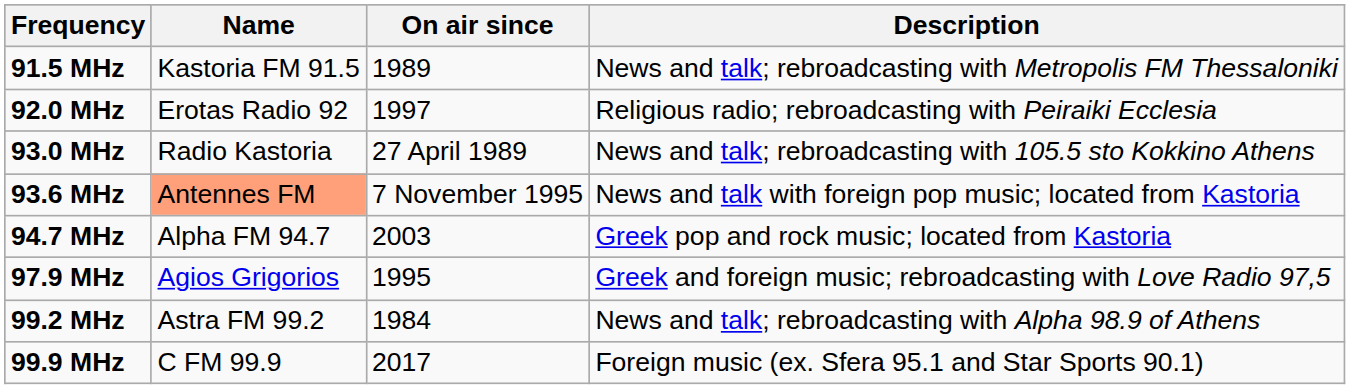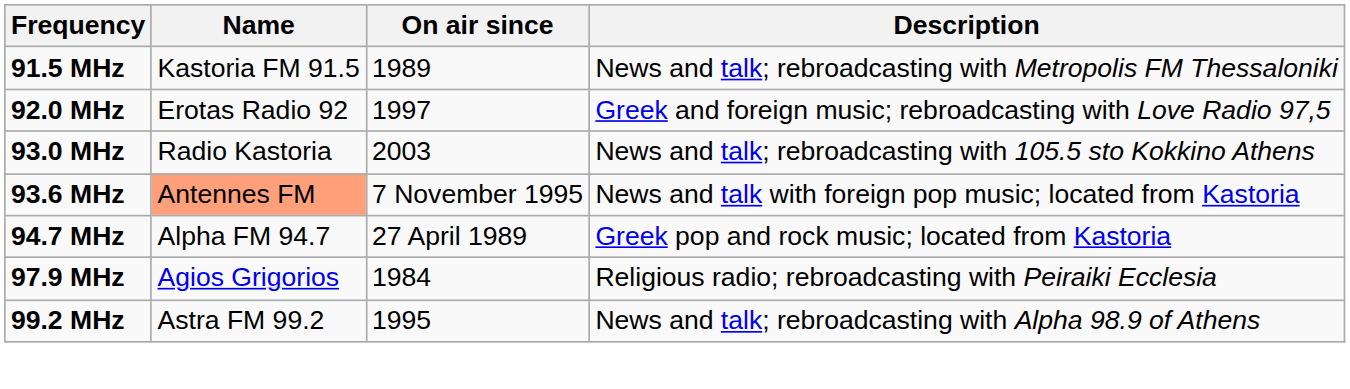(906, 109) Religious radio; rebroadcasting with Peiraiki Ecclesia -> (963, 109) Greek and foreign music; rebroadcasting with Love Radio 97,5
(450, 151) 27 April 1989 -> (402, 151) 2003
(402, 236) 2003 -> (450, 236) 27 April 1989
(402, 278) 1995 -> (402, 278) 1984
(963, 278) Greek and foreign music; rebroadcasting with Love Radio 97,5 -> (906, 278) Religious radio; rebroadcasting with Peiraiki Ecclesia
(402, 320) 1984 -> (402, 320) 1995
- row: (68, 362)
